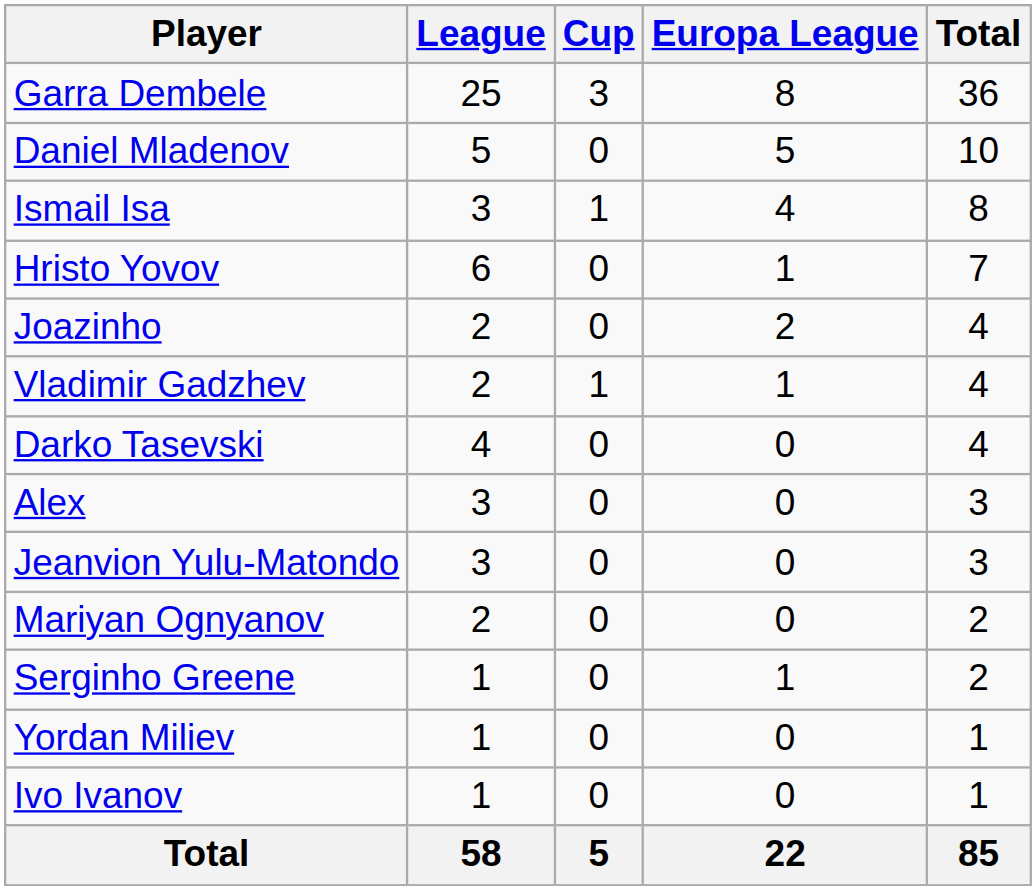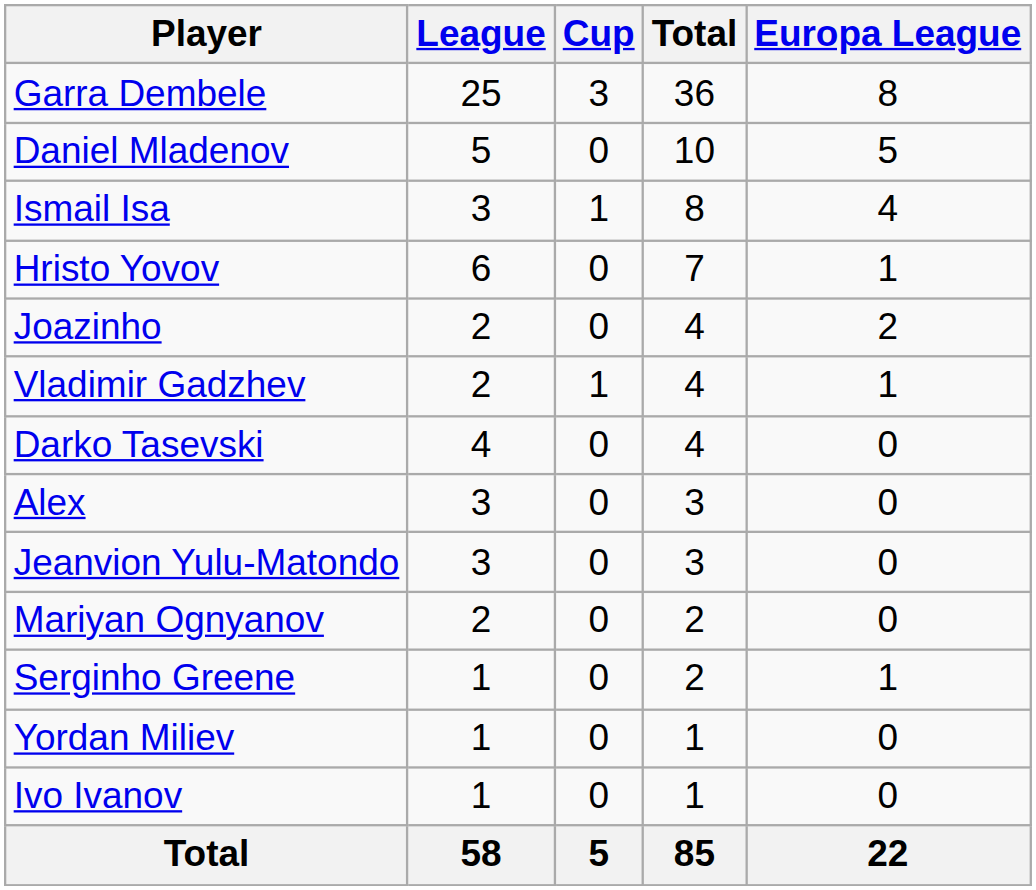columns swapped: (785, 33) <-> (978, 33)
